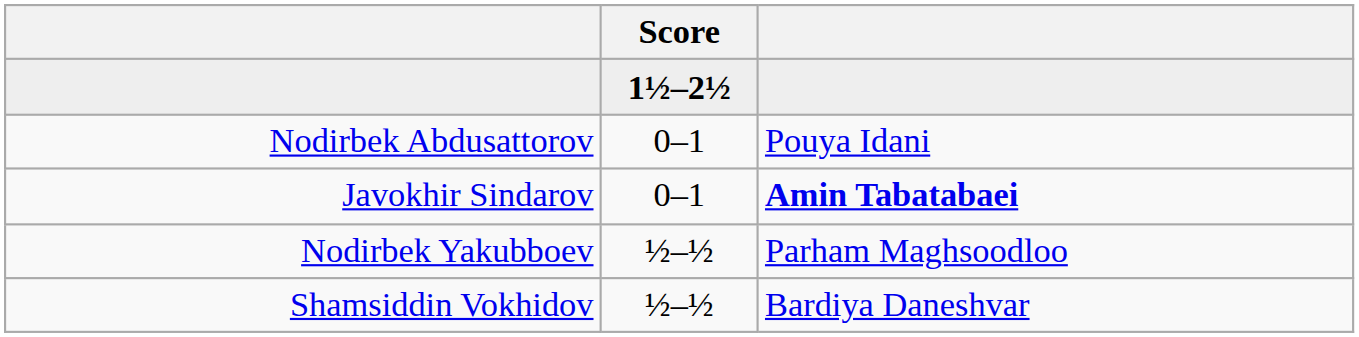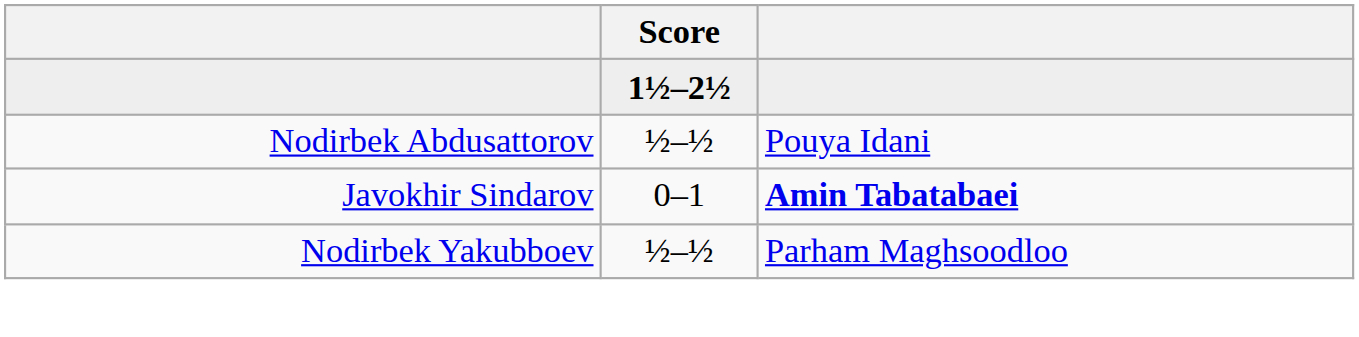(679, 140) 0–1 -> (679, 140) ½–½
- row: (442, 304)
